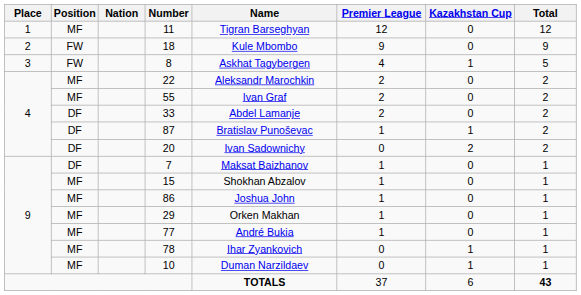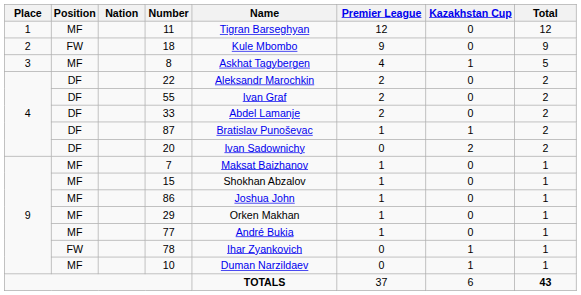(75, 63) FW -> (75, 63) MF
(75, 80) MF -> (75, 80) DF
(75, 97) MF -> (75, 97) DF
(75, 165) DF -> (75, 165) MF
(75, 249) MF -> (75, 249) FW
